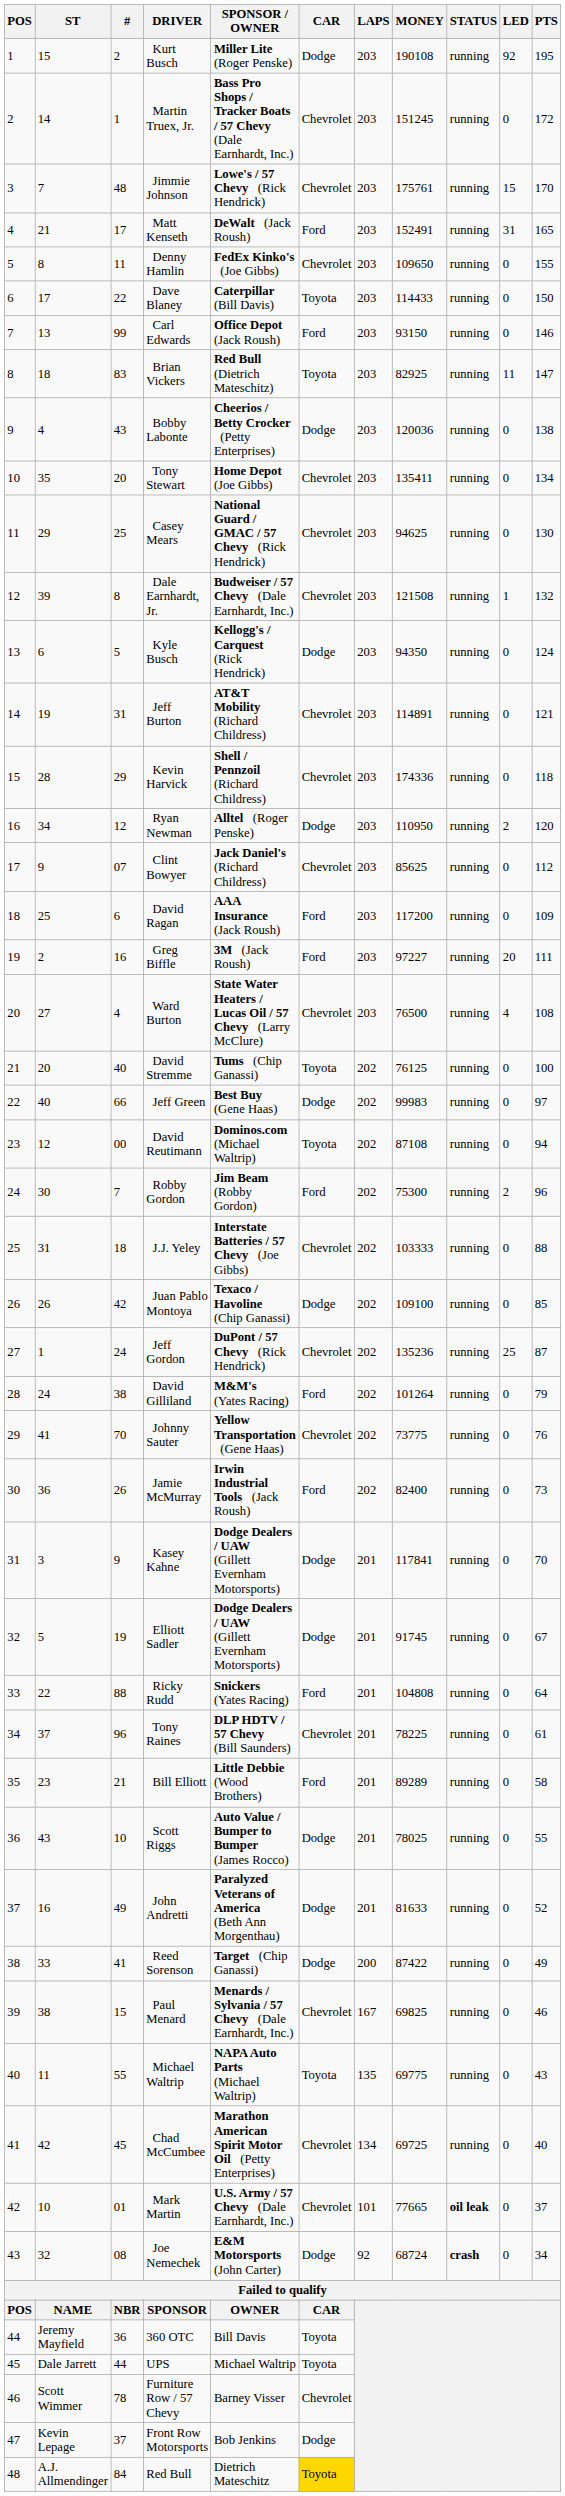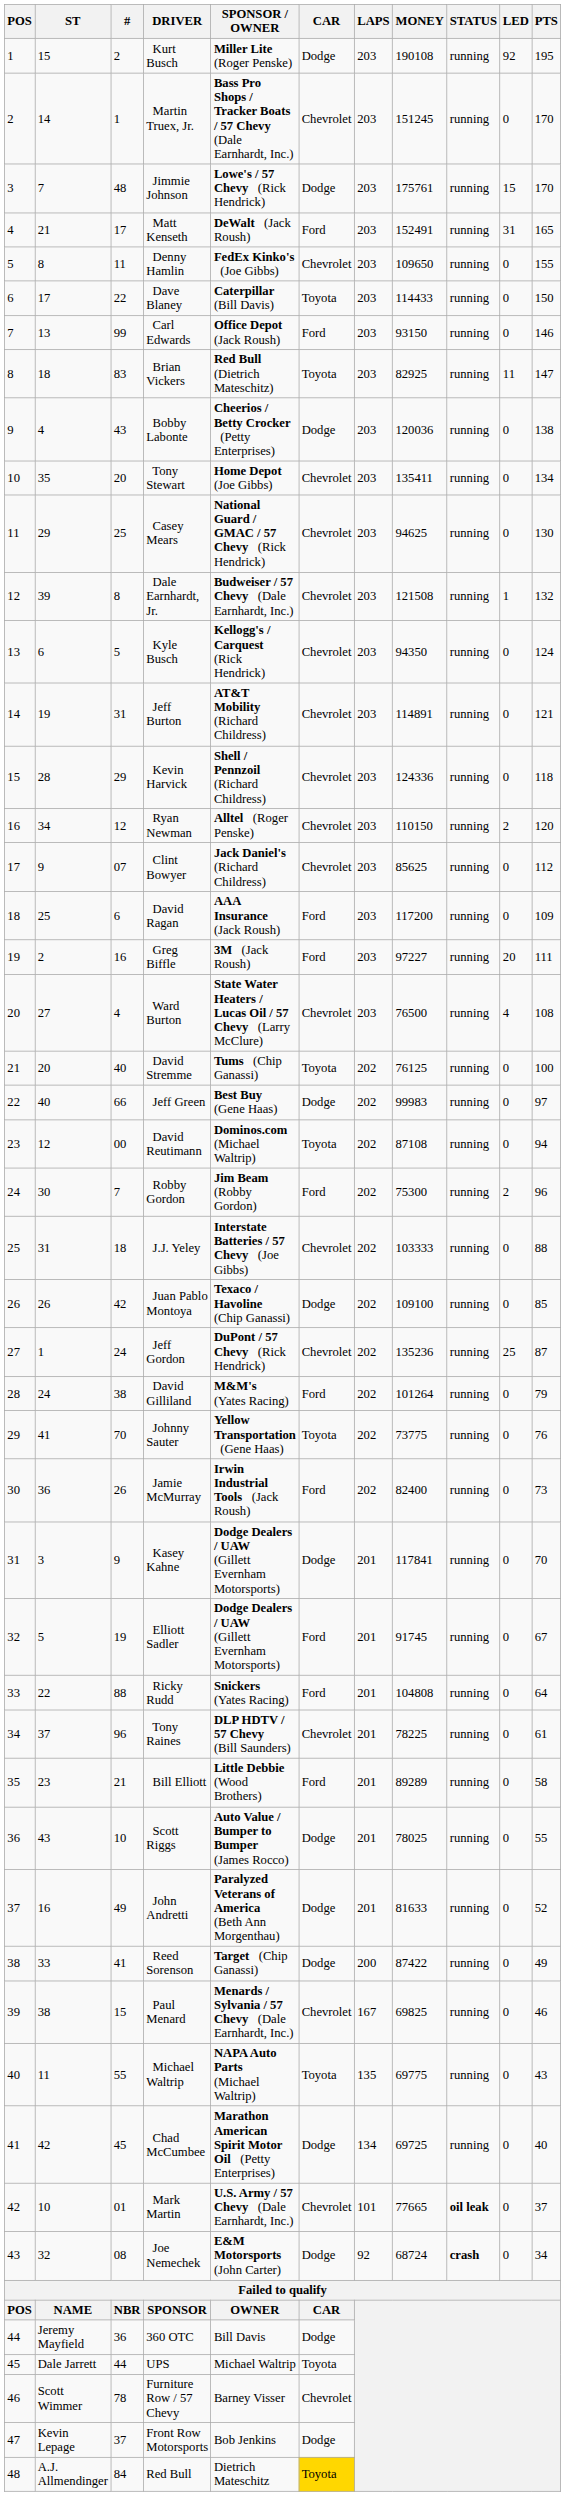(544, 118) 172 -> (544, 118) 170
(327, 188) Chevrolet -> (318, 188) Dodge
(318, 651) Dodge -> (327, 651) Chevrolet
(414, 777) 174336 -> (414, 777) 124336
(318, 825) Dodge -> (327, 825) Chevrolet
(414, 825) 110950 -> (414, 825) 110150
(327, 1434) Chevrolet -> (319, 1434) Toyota
(318, 1637) Dodge -> (314, 1637) Ford
(327, 2144) Chevrolet -> (318, 2144) Dodge
(319, 2337) Toyota -> (318, 2337) Dodge
